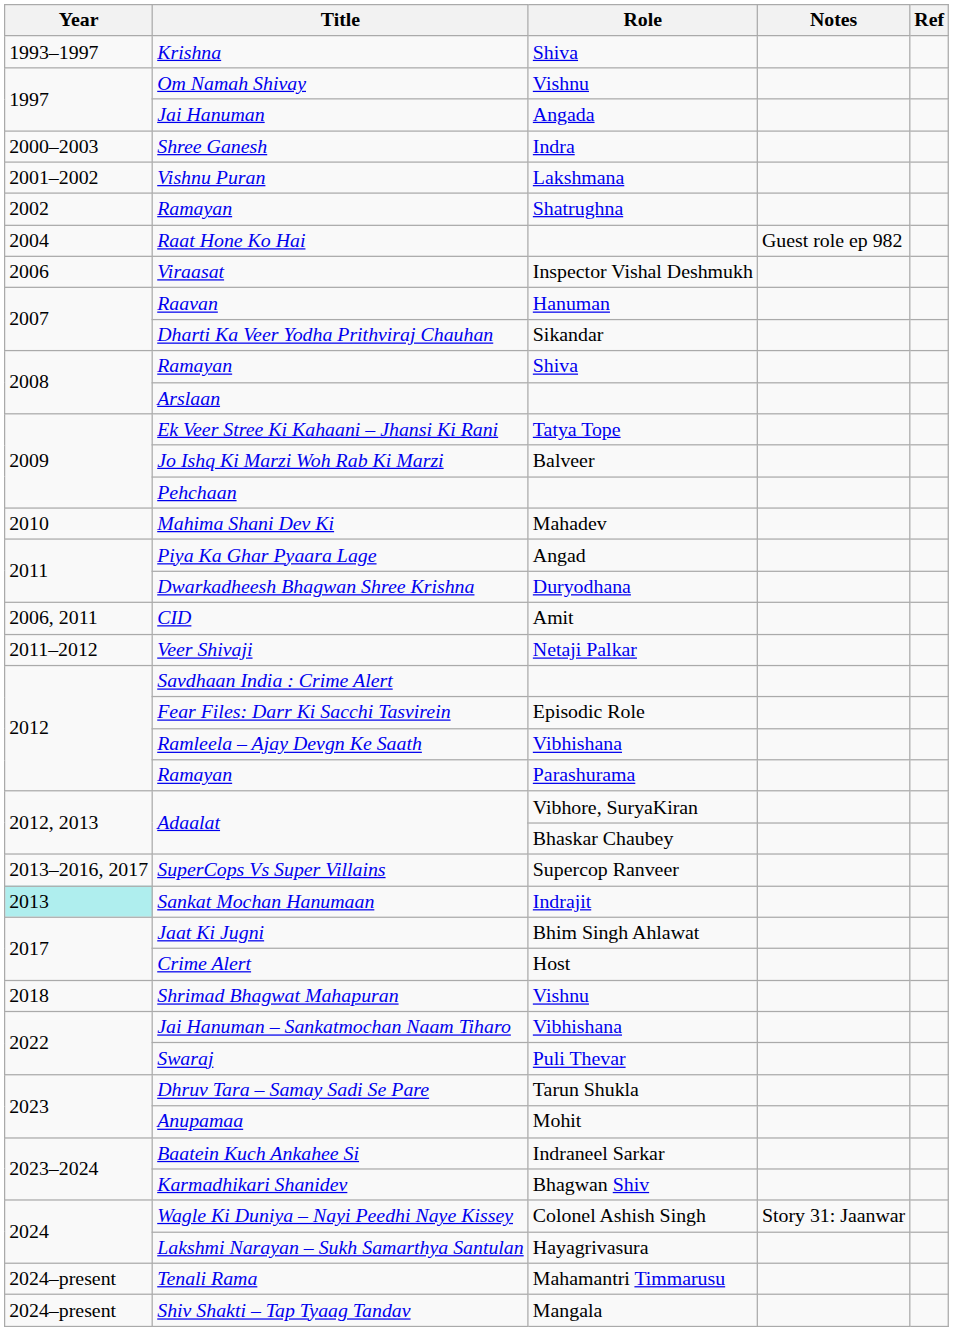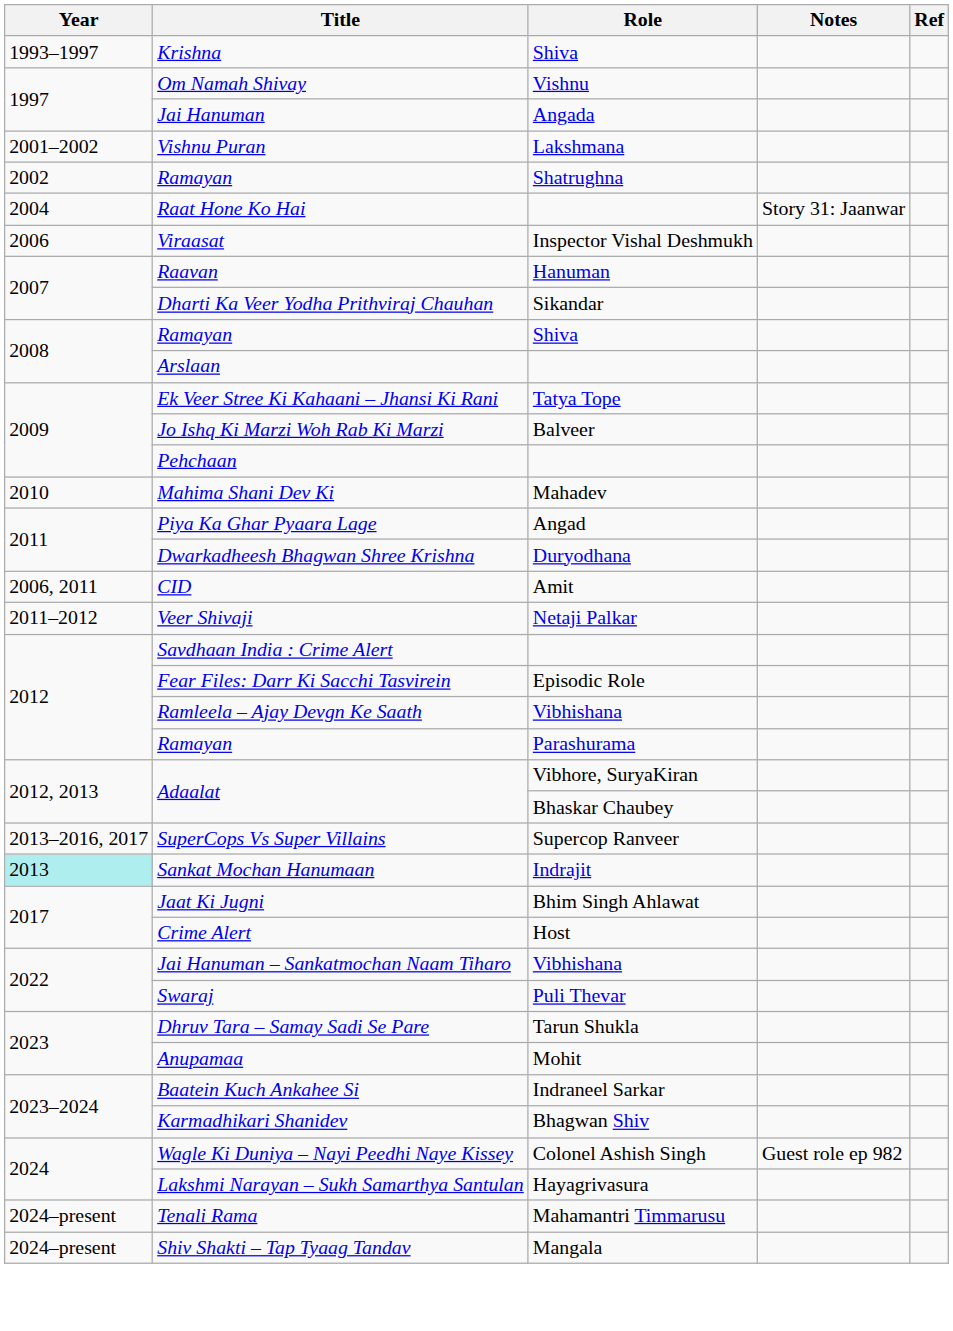- row: (212, 146)
(832, 240) Guest role ep 982 -> (834, 209) Story 31: Jaanwar
- row: (278, 995)
(834, 1215) Story 31: Jaanwar -> (832, 1152) Guest role ep 982
